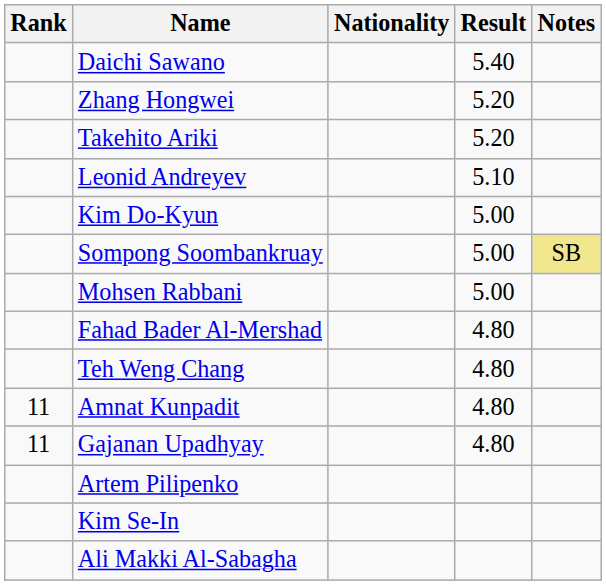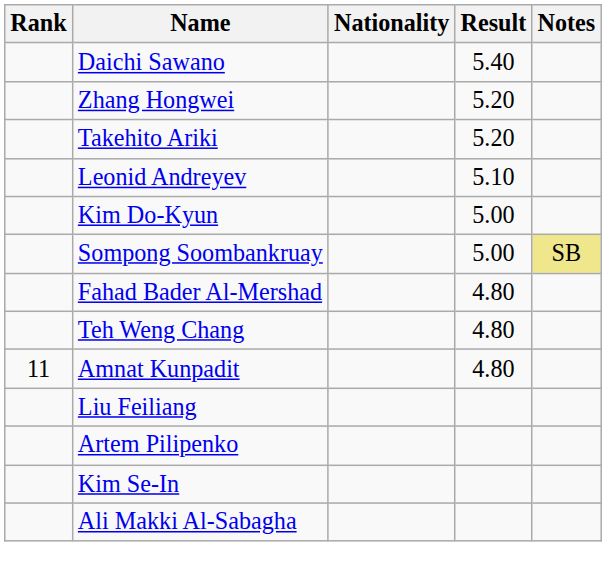- row: (160, 291)
- row: (171, 445)
+ row: (137, 406)
